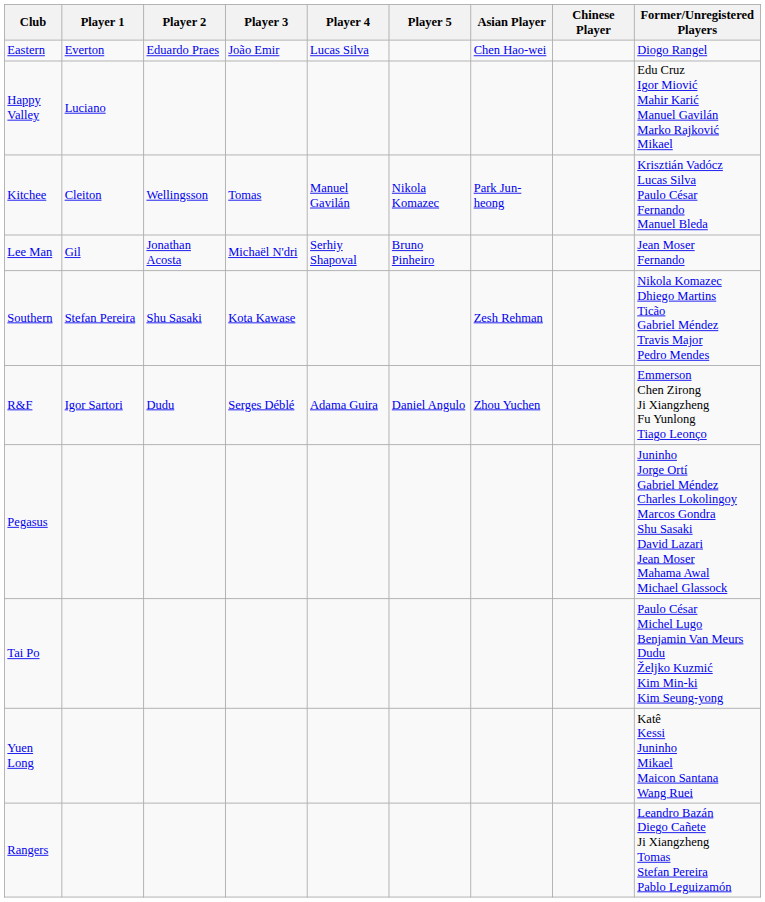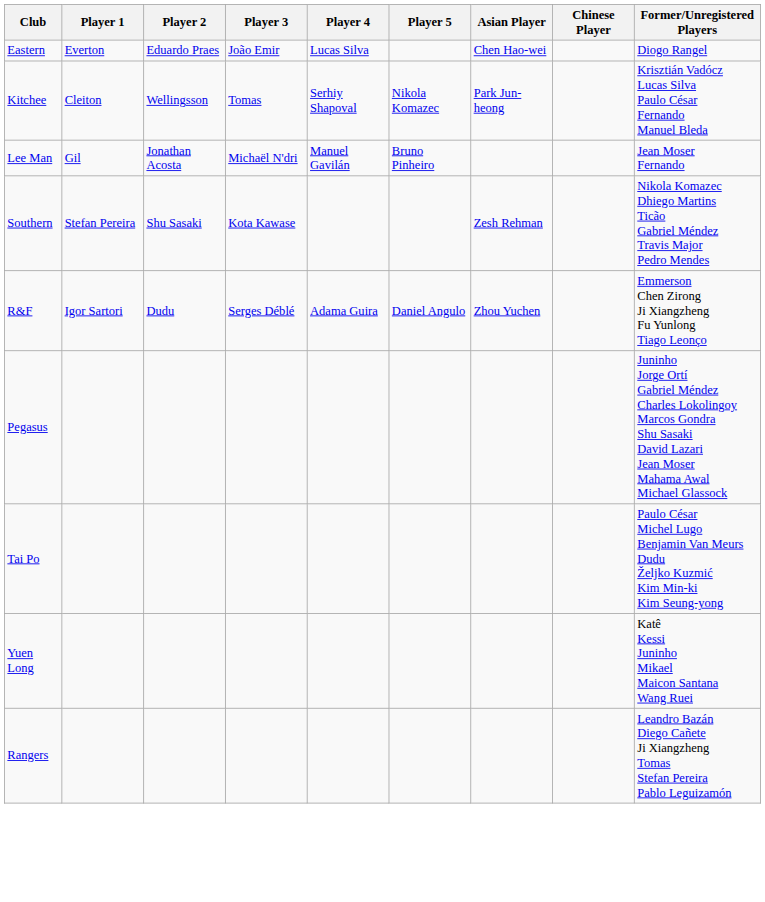- row: (24, 108)
(330, 195) Manuel Gavilán -> (333, 100) Serhiy Shapoval
(333, 253) Serhiy Shapoval -> (330, 158) Manuel Gavilán
